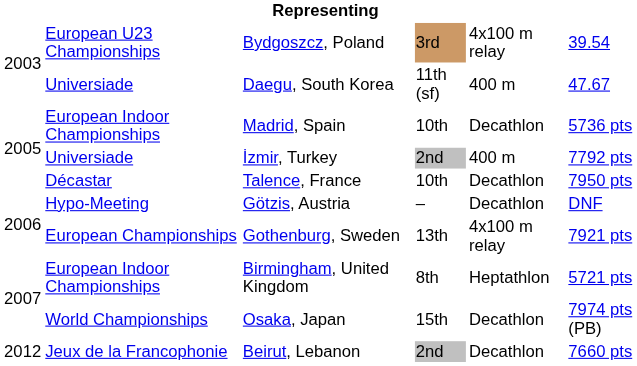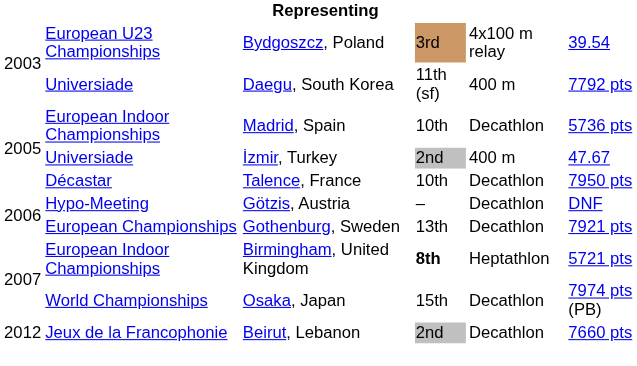(589, 84) 47.67 -> (600, 84) 7792 pts
(600, 158) 7792 pts -> (589, 158) 47.67
(501, 236) 4x100 m relay -> (506, 226) Decathlon
(427, 277) normal -> (428, 259) bold
